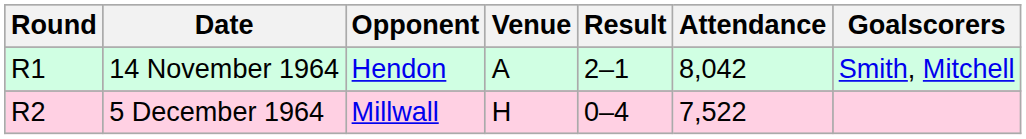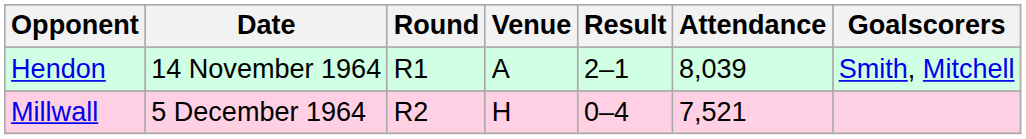columns swapped: (54, 25) <-> (415, 25)
(713, 68) 8,042 -> (713, 68) 8,039
(713, 111) 7,522 -> (713, 111) 7,521
